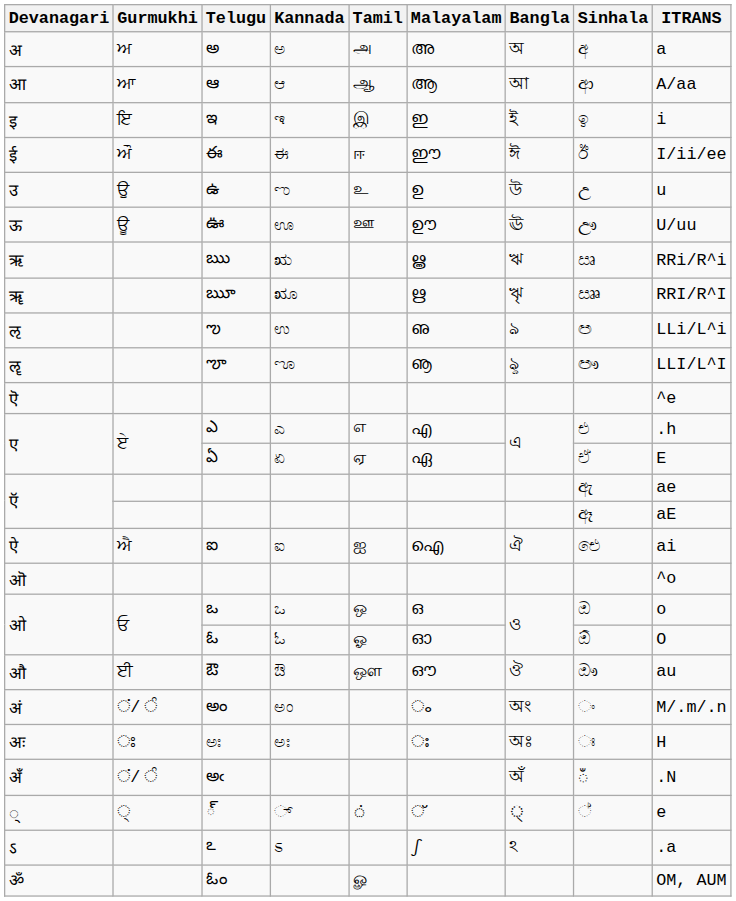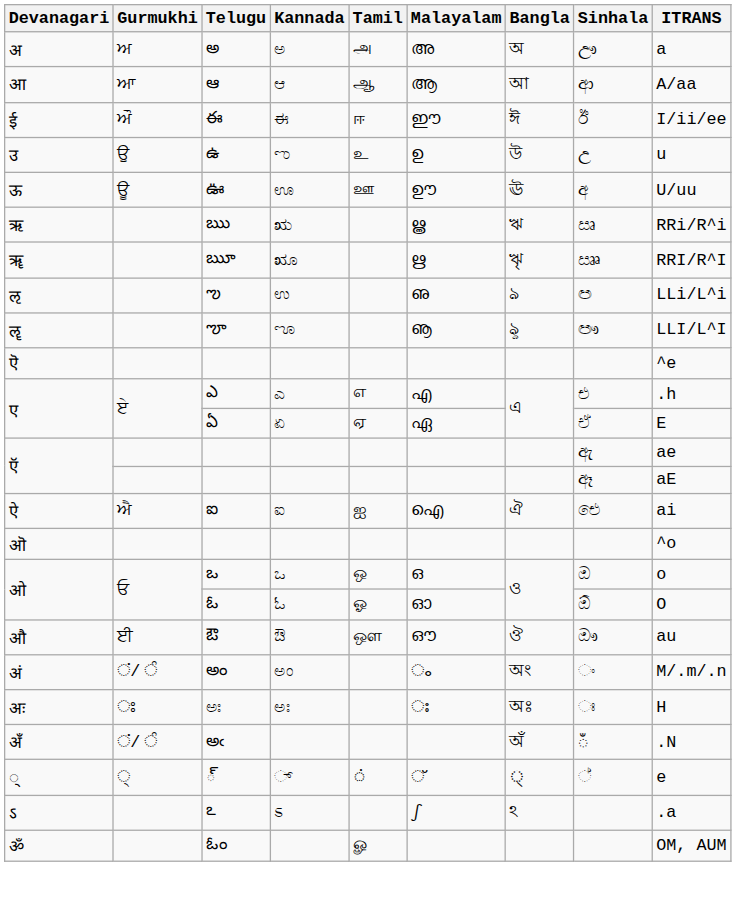(583, 50) අ -> (587, 50) ඌ
- row: (13, 122)
(587, 225) ඌ -> (583, 190) අ
